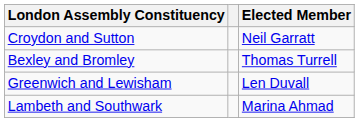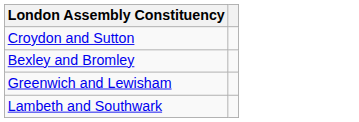- column: (296, 15)
